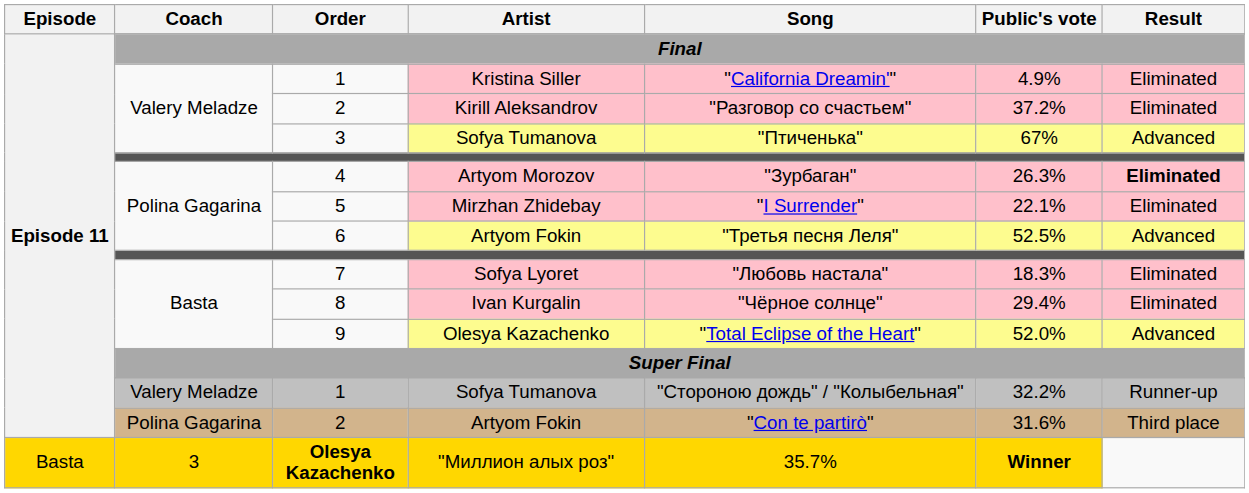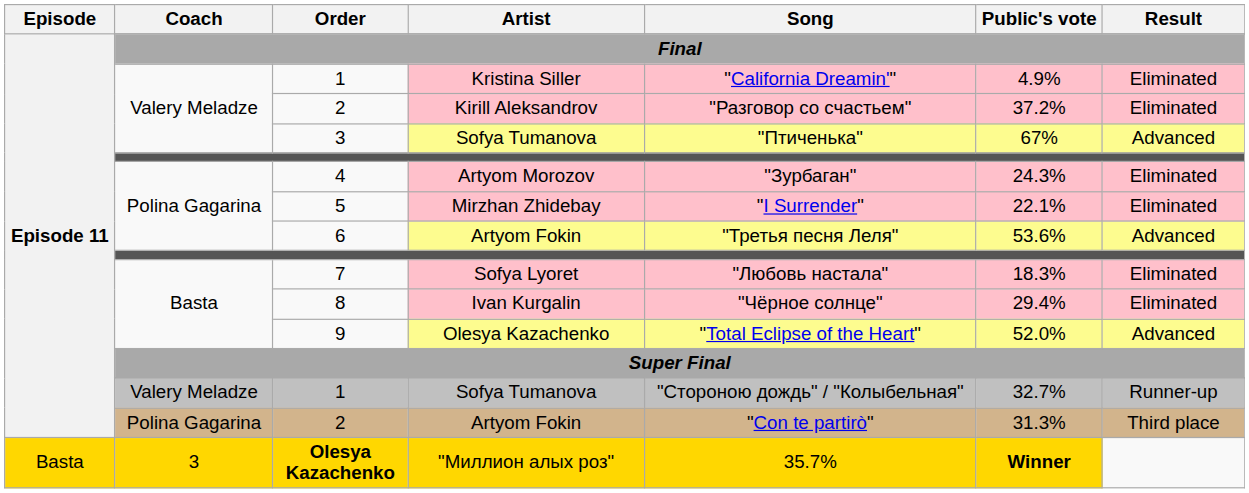(1039, 176) 26.3% -> (1039, 176) 24.3%
(1173, 176) bold -> (1173, 176) normal
(1039, 235) 52.5% -> (1039, 235) 53.6%
(1039, 392) 32.2% -> (1039, 392) 32.7%
(1039, 422) 31.6% -> (1039, 422) 31.3%
